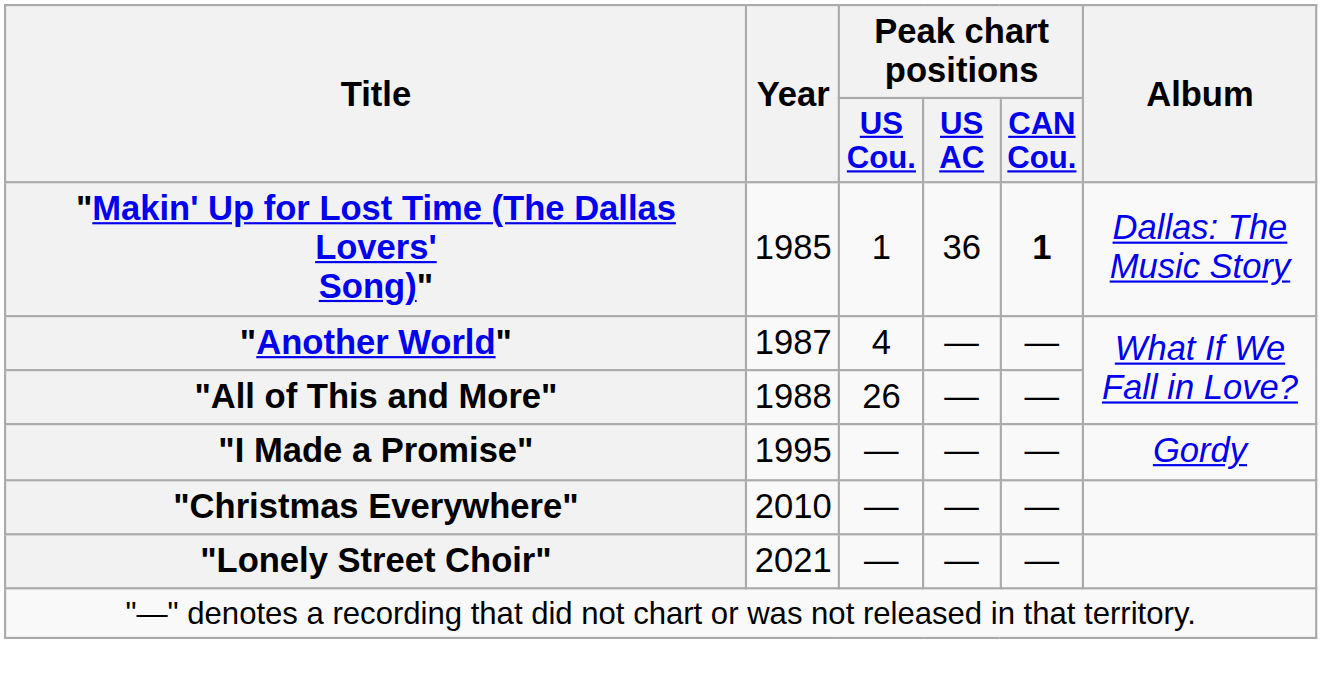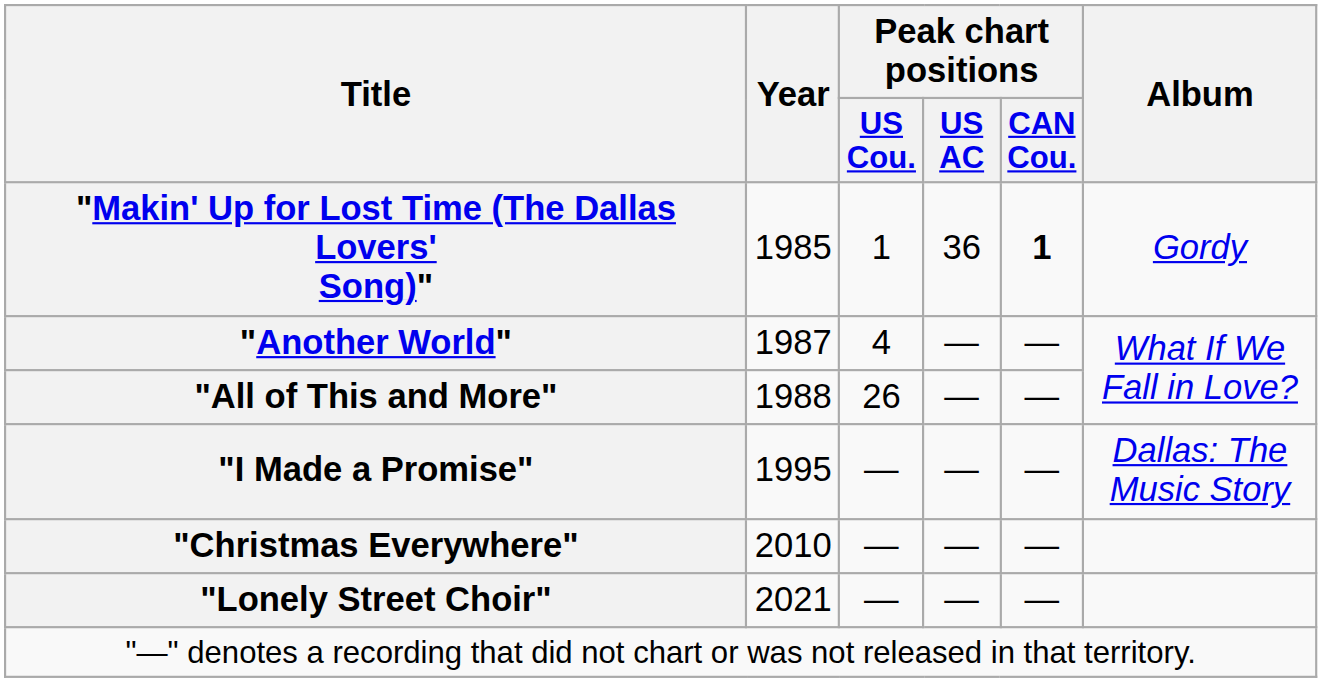(1200, 248) Dallas: The Music Story -> (1200, 248) Gordy
(1200, 451) Gordy -> (1200, 470) Dallas: The Music Story
